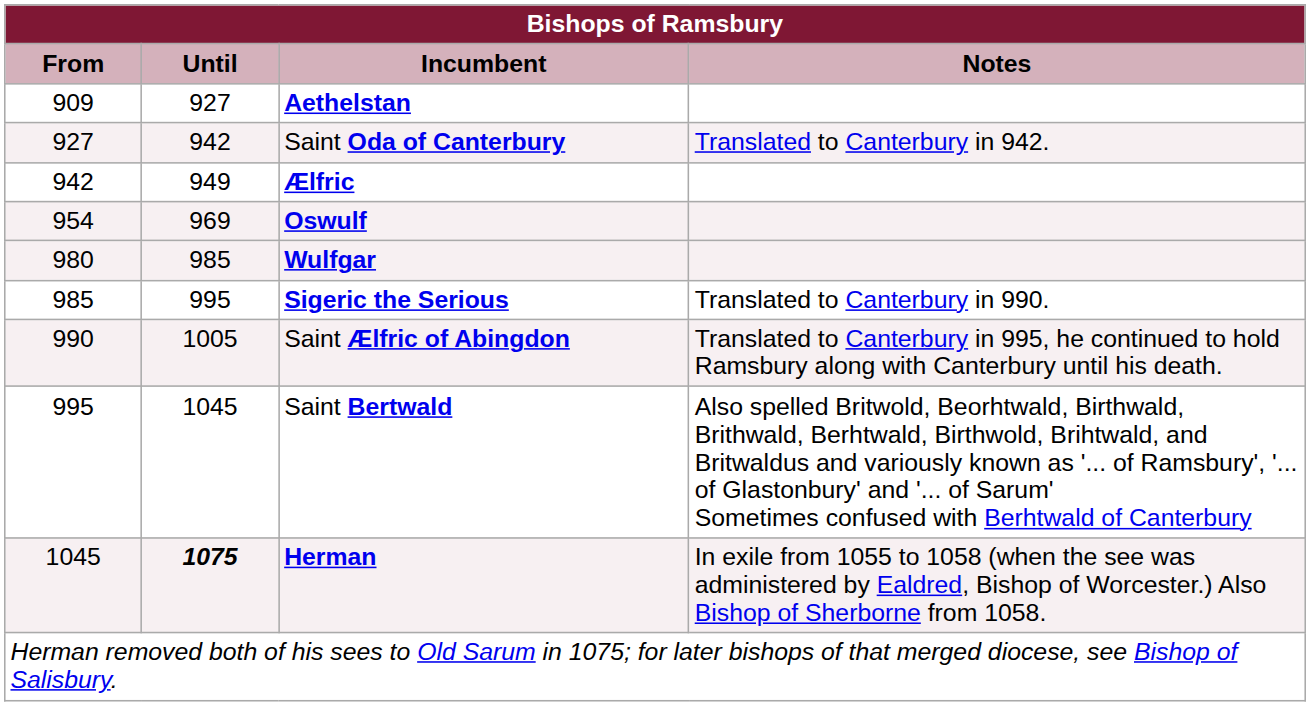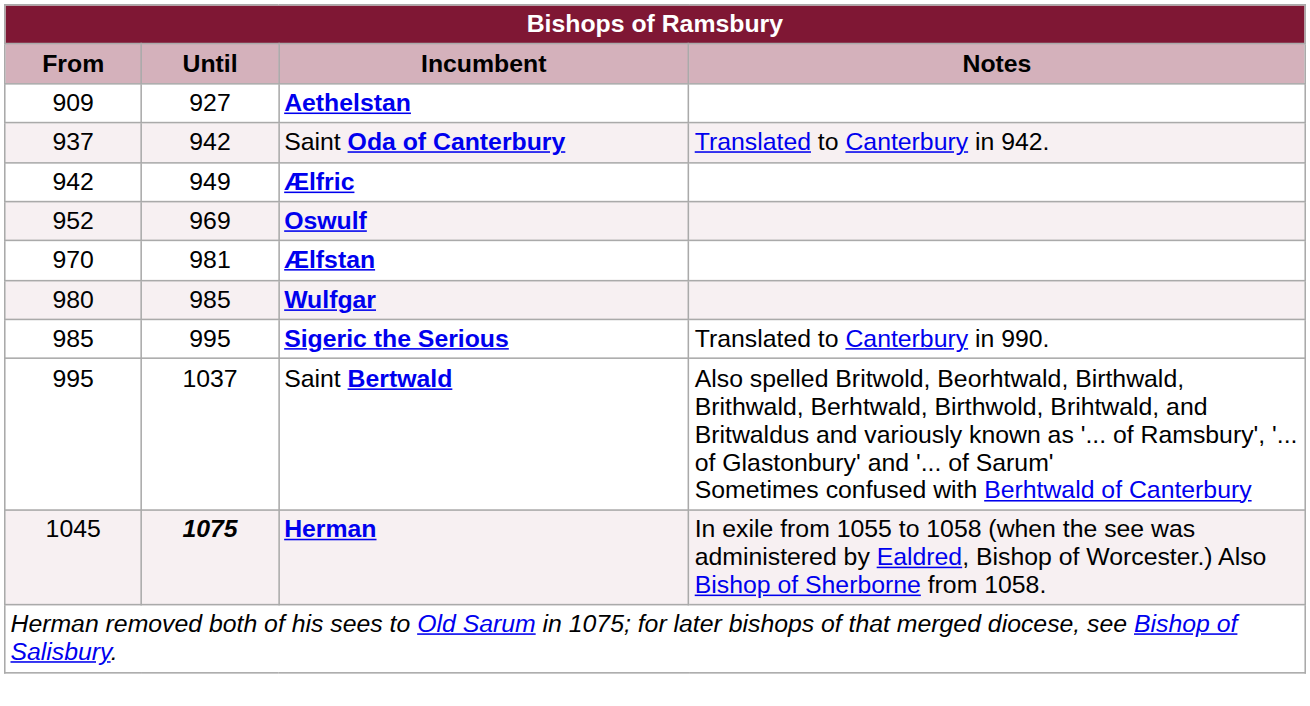(73, 142) 927 -> (73, 142) 937
(73, 220) 954 -> (73, 220) 952
+ row: (330, 260)
- row: (427, 338)
(210, 406) 1045 -> (210, 378) 1037
